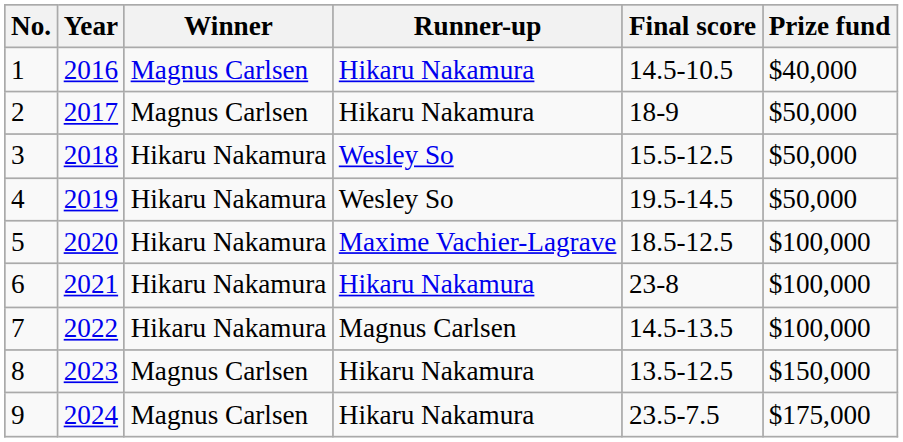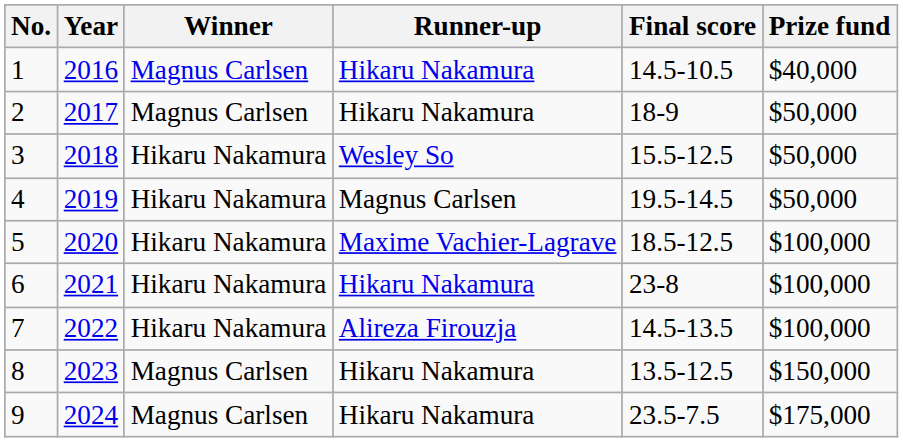(396, 198) Wesley So -> (428, 198) Magnus Carlsen
(428, 328) Magnus Carlsen -> (428, 328) Alireza Firouzja
